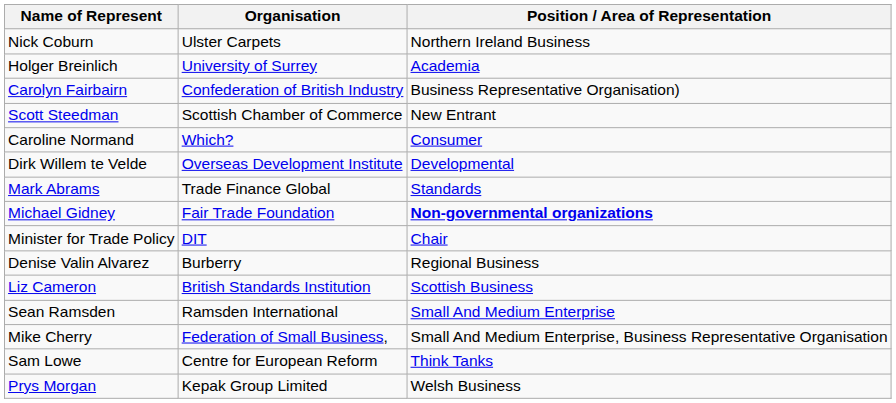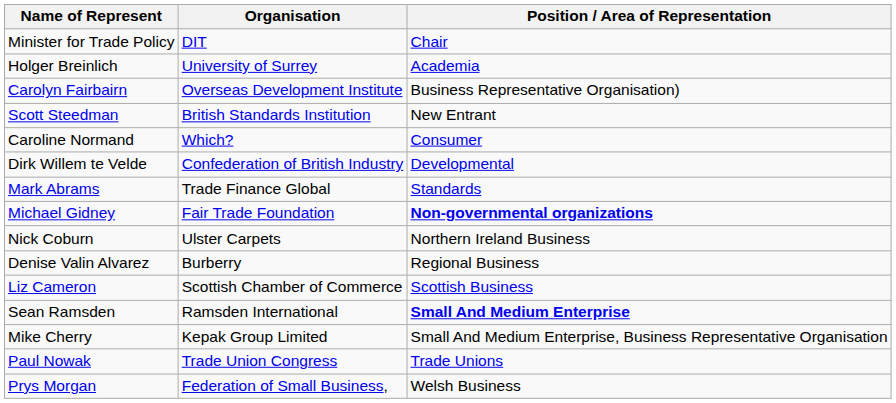rows swapped: (91, 238) <-> (51, 41)
(293, 90) Confederation of British Industry -> (292, 90) Overseas Development Institute
(292, 115) Scottish Chamber of Commerce -> (276, 115) British Standards Institution
(292, 164) Overseas Development Institute -> (293, 164) Confederation of British Industry
(276, 287) British Standards Institution -> (292, 287) Scottish Chamber of Commerce
(513, 312) normal -> (520, 312) bold
(285, 336) Federation of Small Business, -> (255, 336) Kepak Group Limited
- row: (45, 361)
+ row: (49, 361)
(255, 386) Kepak Group Limited -> (285, 386) Federation of Small Business,
